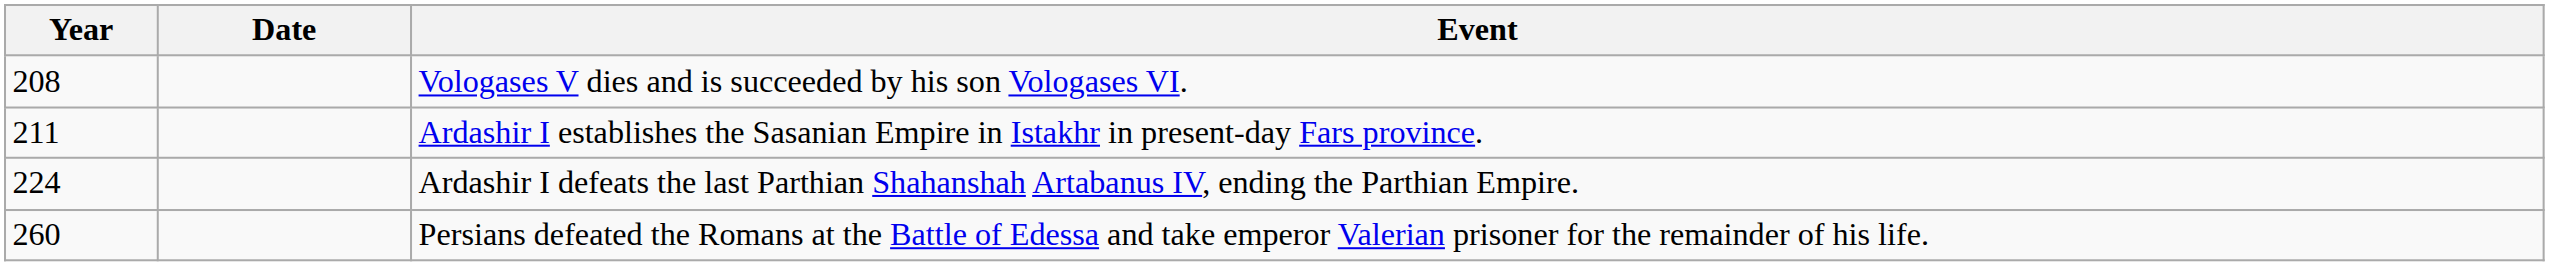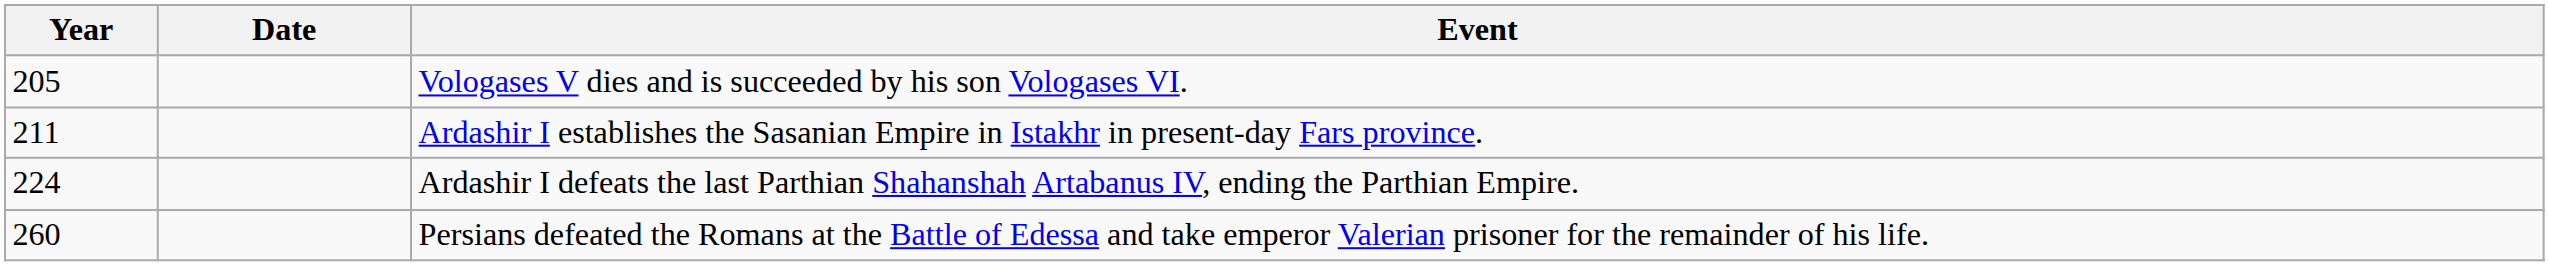(37, 81) 208 -> (37, 81) 205
